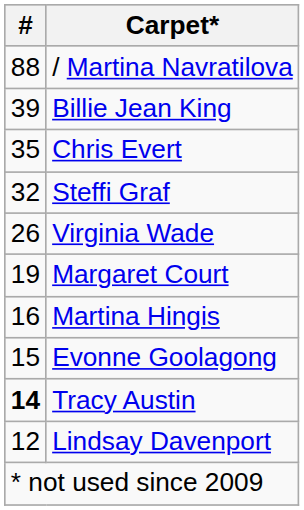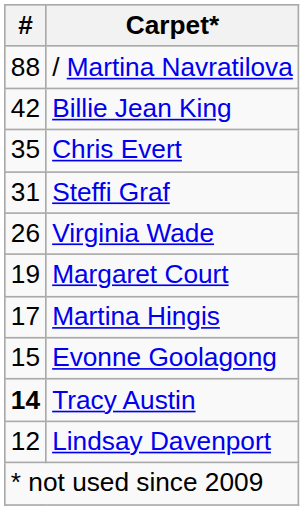(25, 108) 39 -> (25, 108) 42
(25, 191) 32 -> (25, 191) 31
(25, 316) 16 -> (25, 316) 17
